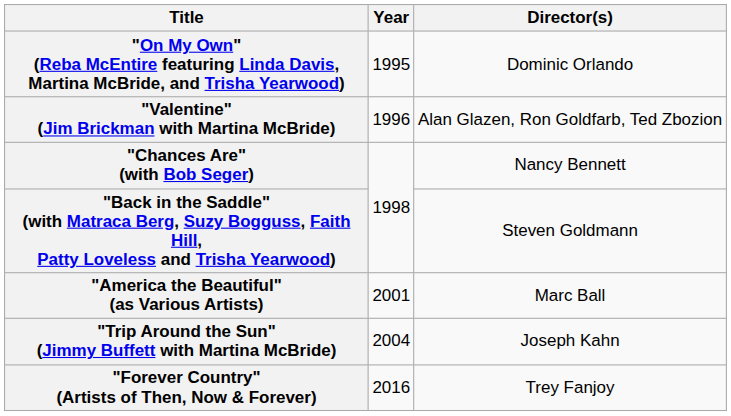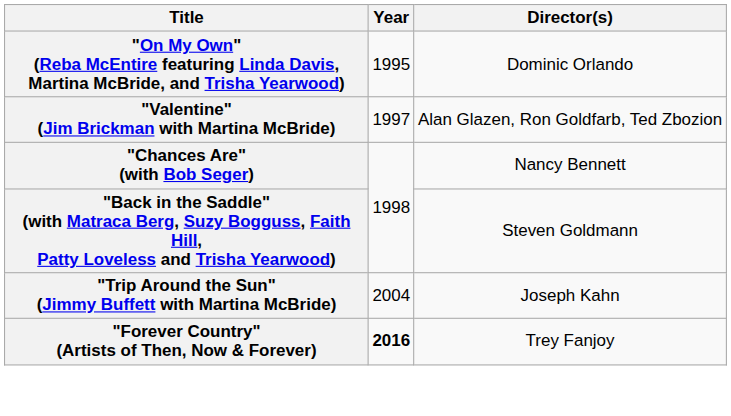(391, 119) 1996 -> (391, 119) 1997
- row: (187, 295)
(391, 387) normal -> (391, 341) bold
